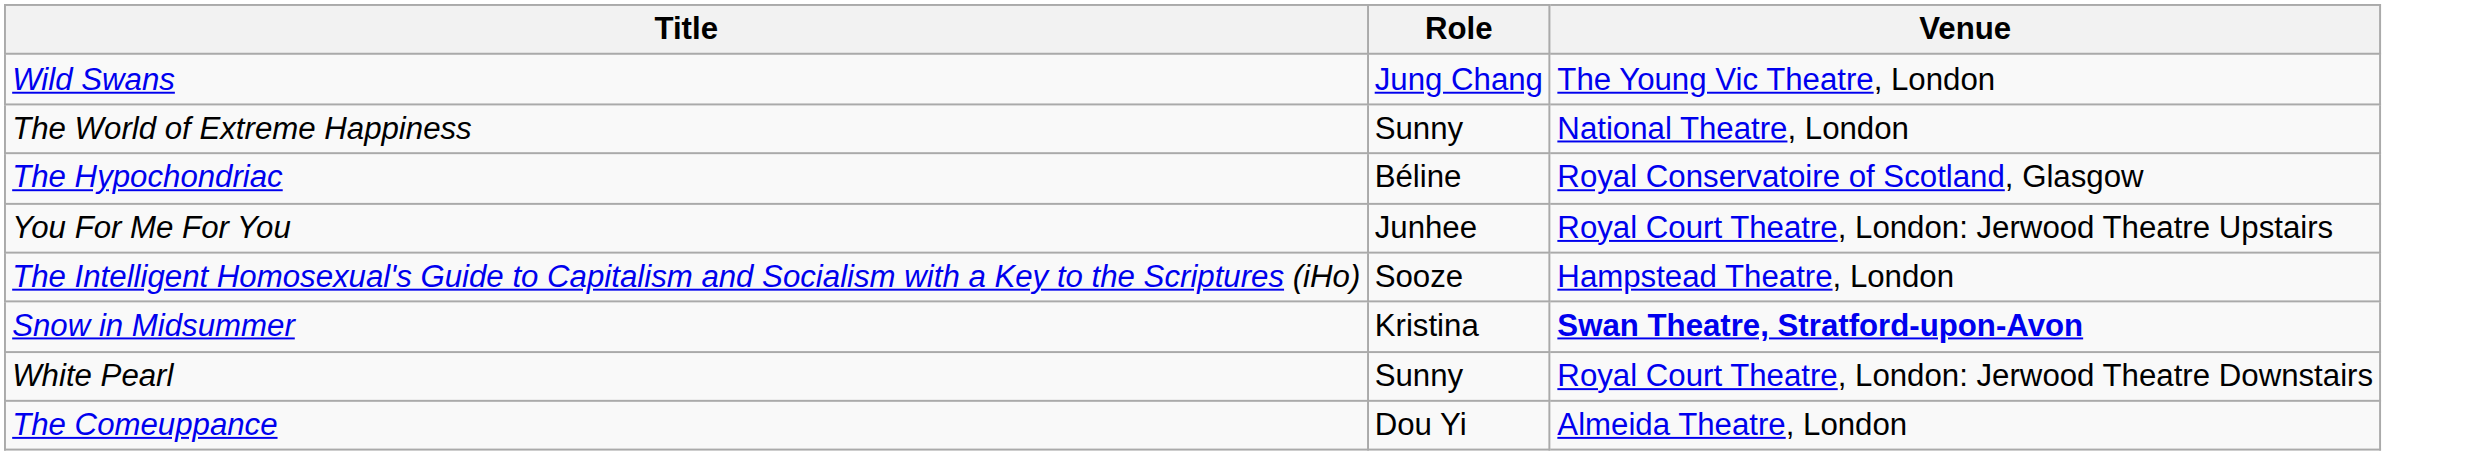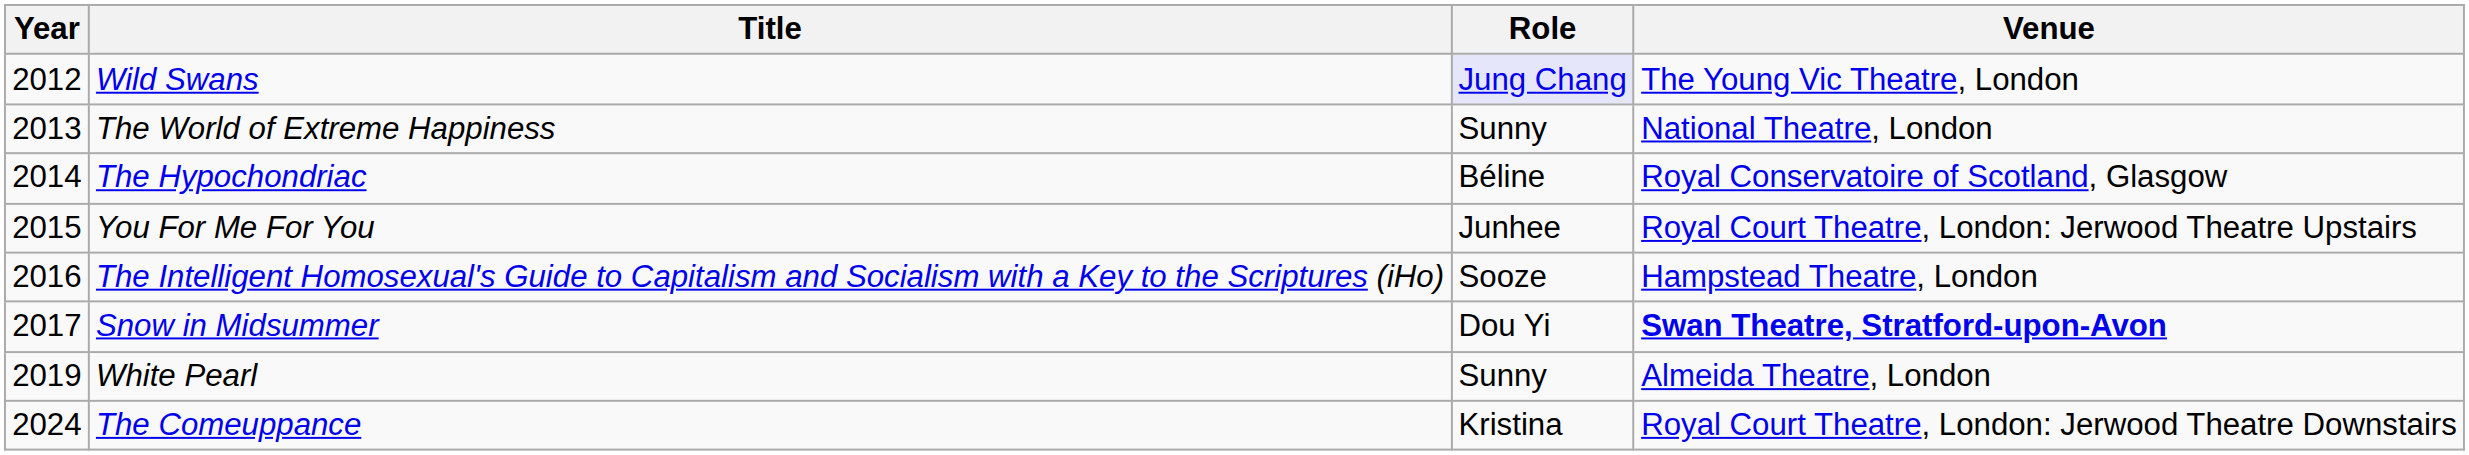+ column: (47, 29)
(1459, 78) no background -> (1543, 78) lavender background
(1427, 326) Kristina -> (1504, 326) Dou Yi
(1965, 375) Royal Court Theatre, London: Jerwood Theatre Downstairs -> (1816, 375) Almeida Theatre, London
(1421, 425) Dou Yi -> (1511, 425) Kristina
(1732, 425) Almeida Theatre, London -> (2049, 425) Royal Court Theatre, London: Jerwood Theatre Downstairs
